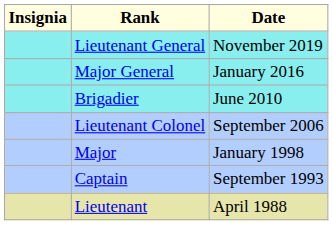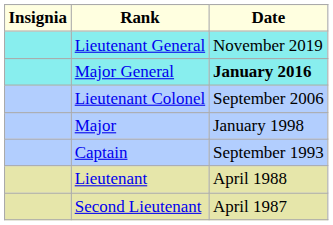(258, 71) normal -> (262, 71) bold
- row: (107, 98)
+ row: (138, 206)
